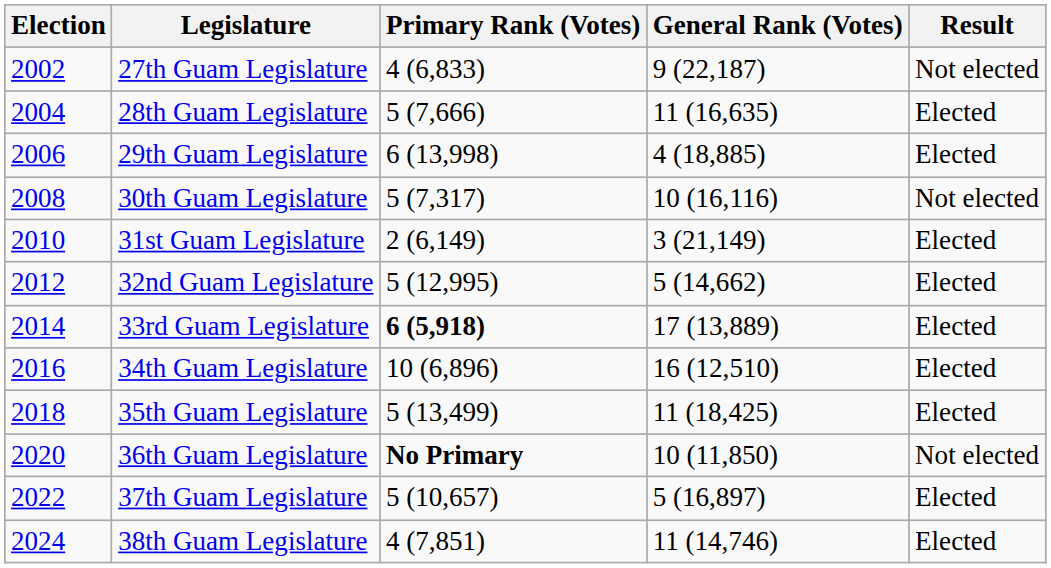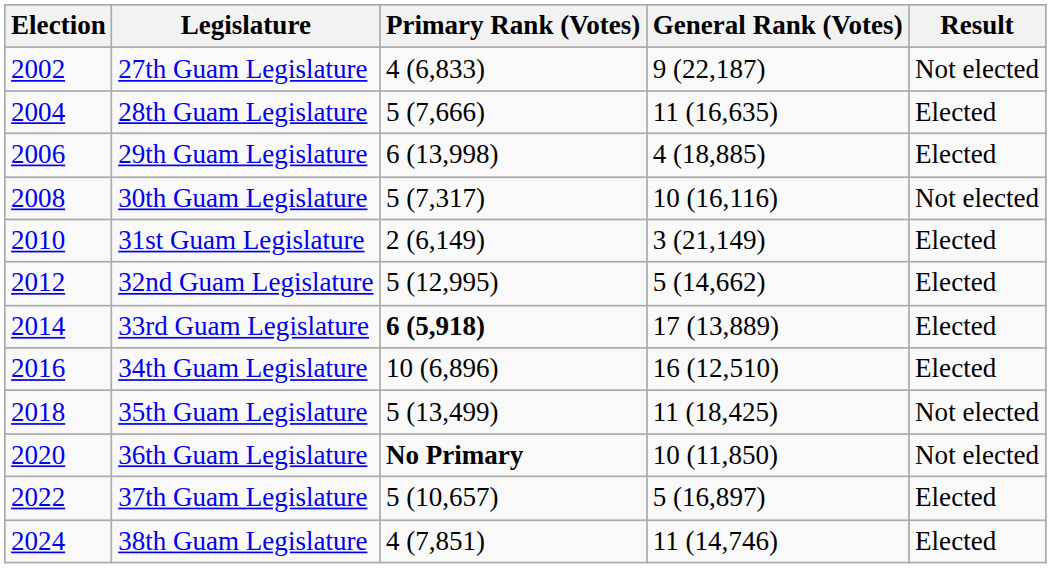(956, 411) Elected -> (977, 411) Not elected
